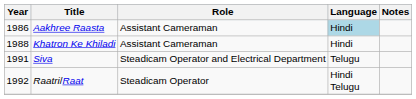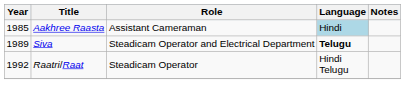(18, 28) 1986 -> (18, 28) 1985
- row: (74, 43)
(18, 59) 1991 -> (18, 43) 1989
(345, 59) normal -> (335, 43) bold
